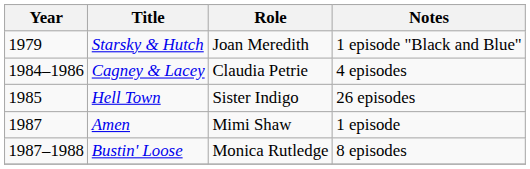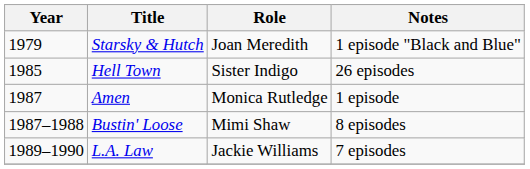- row: (148, 71)
(252, 124) Mimi Shaw -> (270, 97) Monica Rutledge
(270, 151) Monica Rutledge -> (251, 124) Mimi Shaw
+ row: (122, 151)
